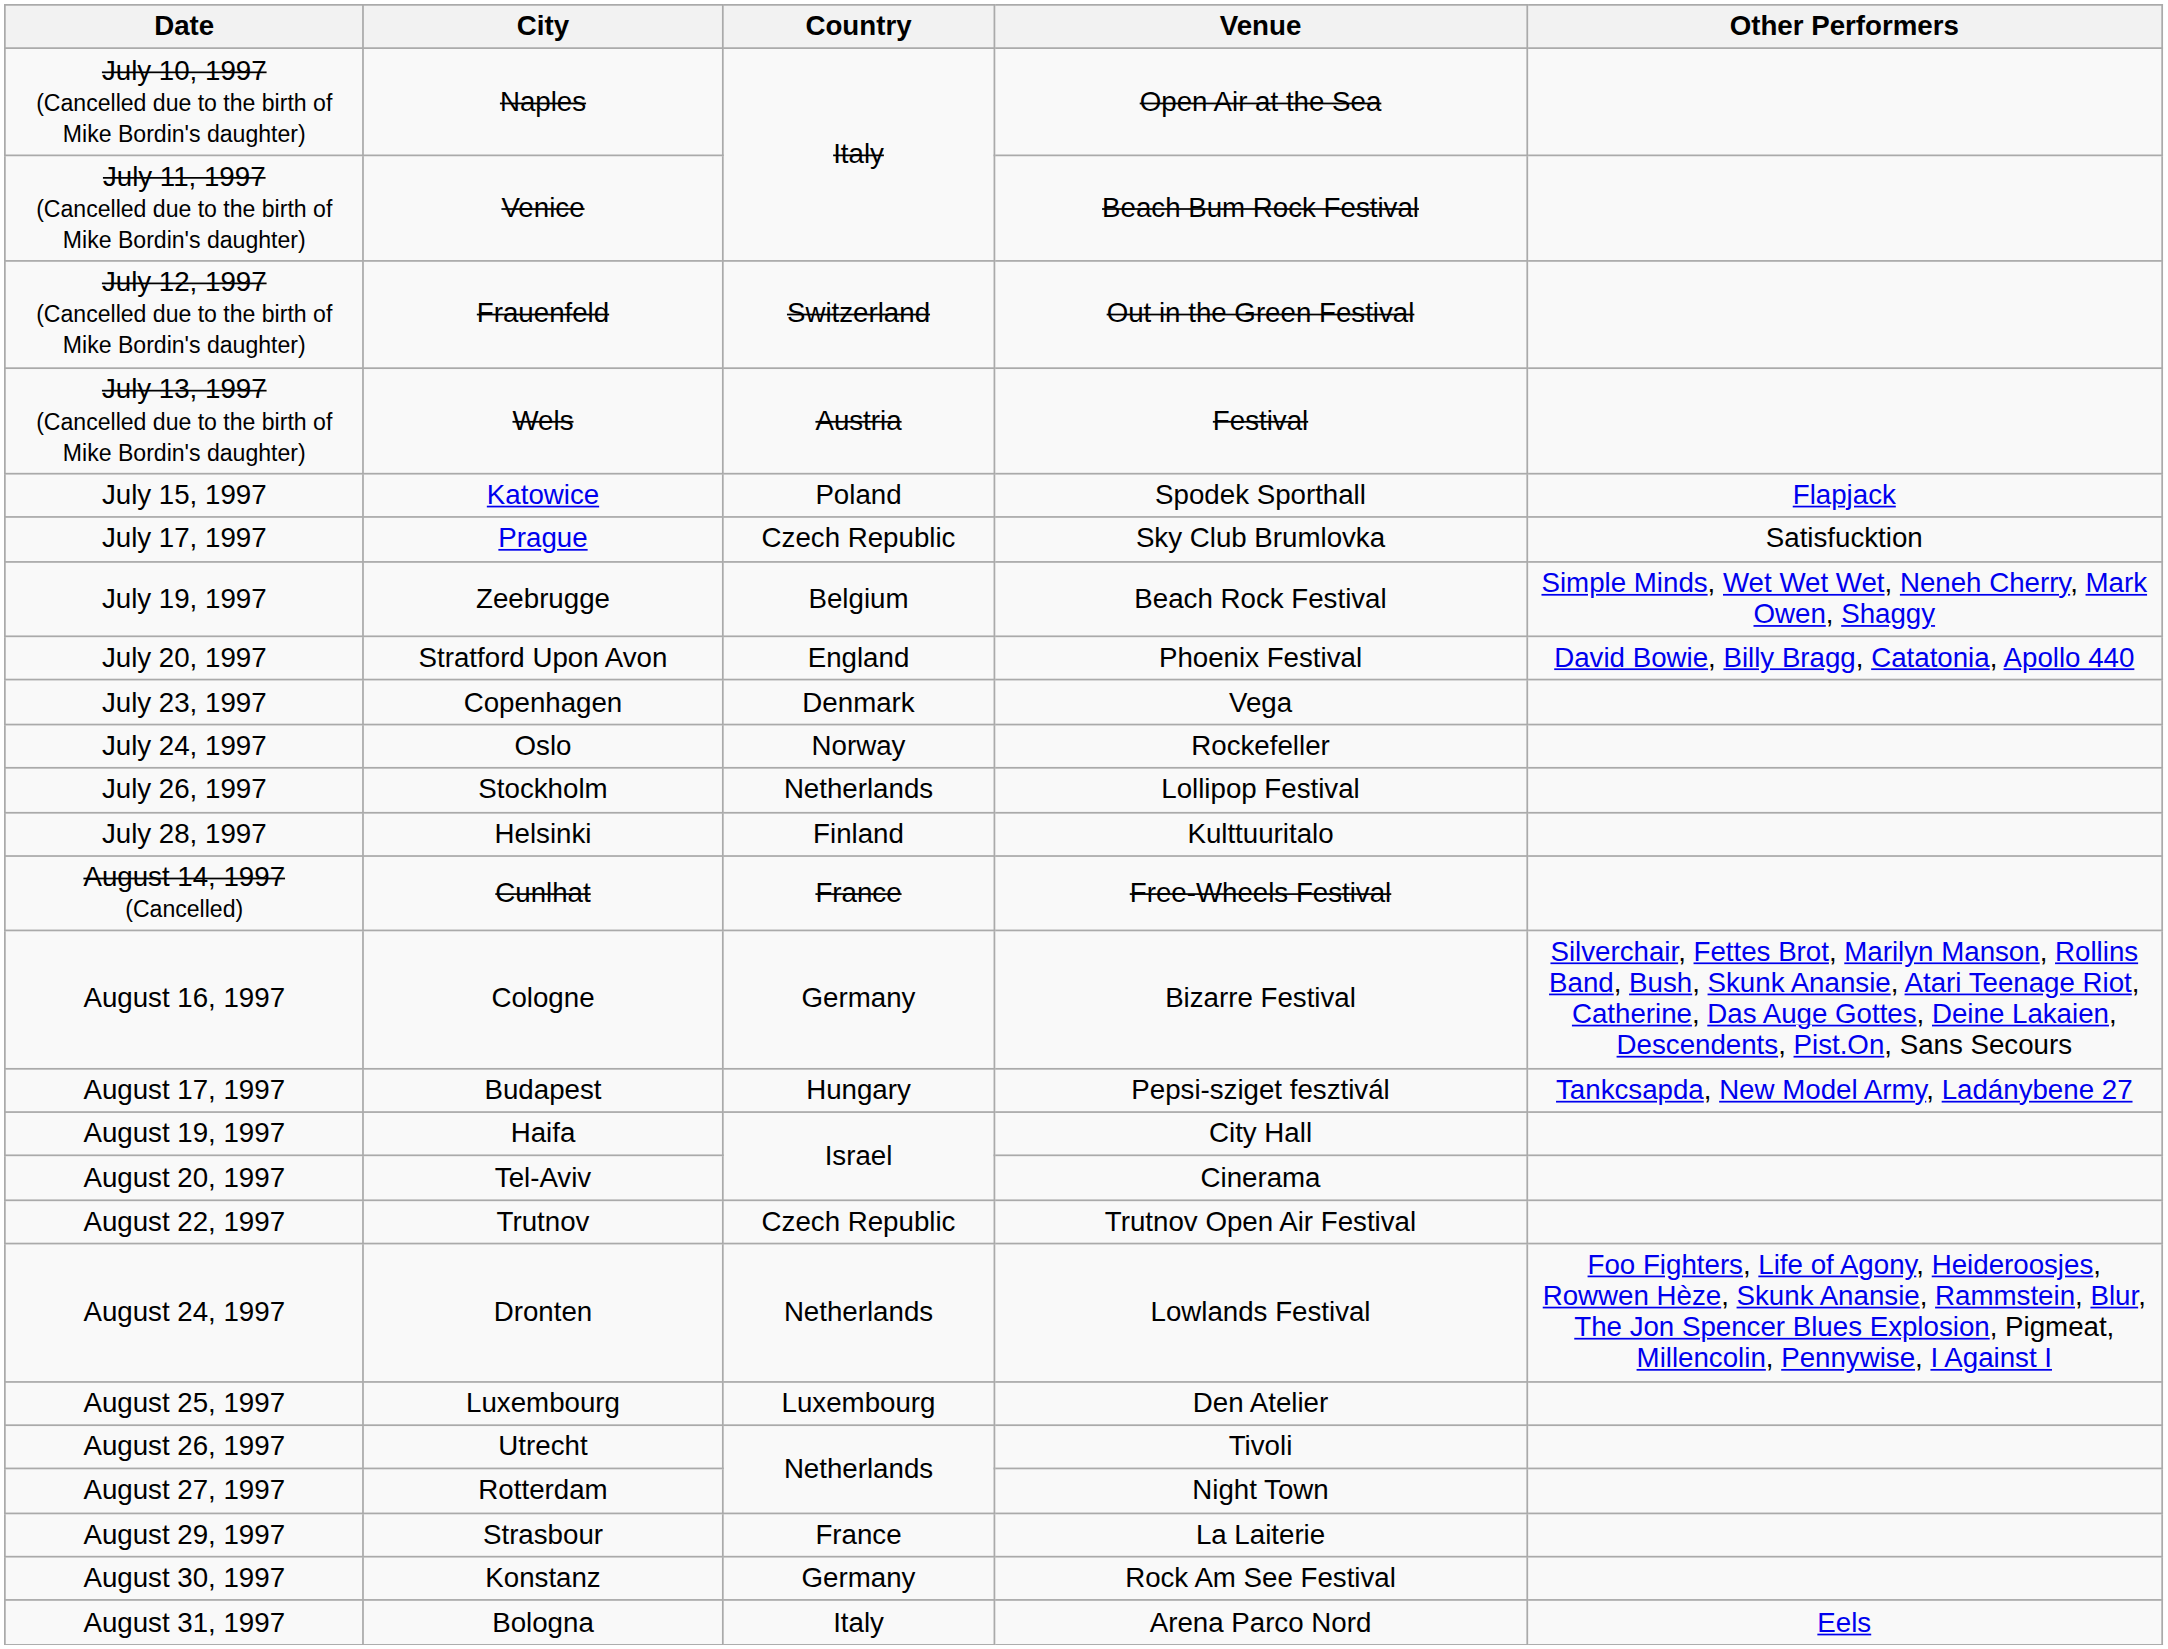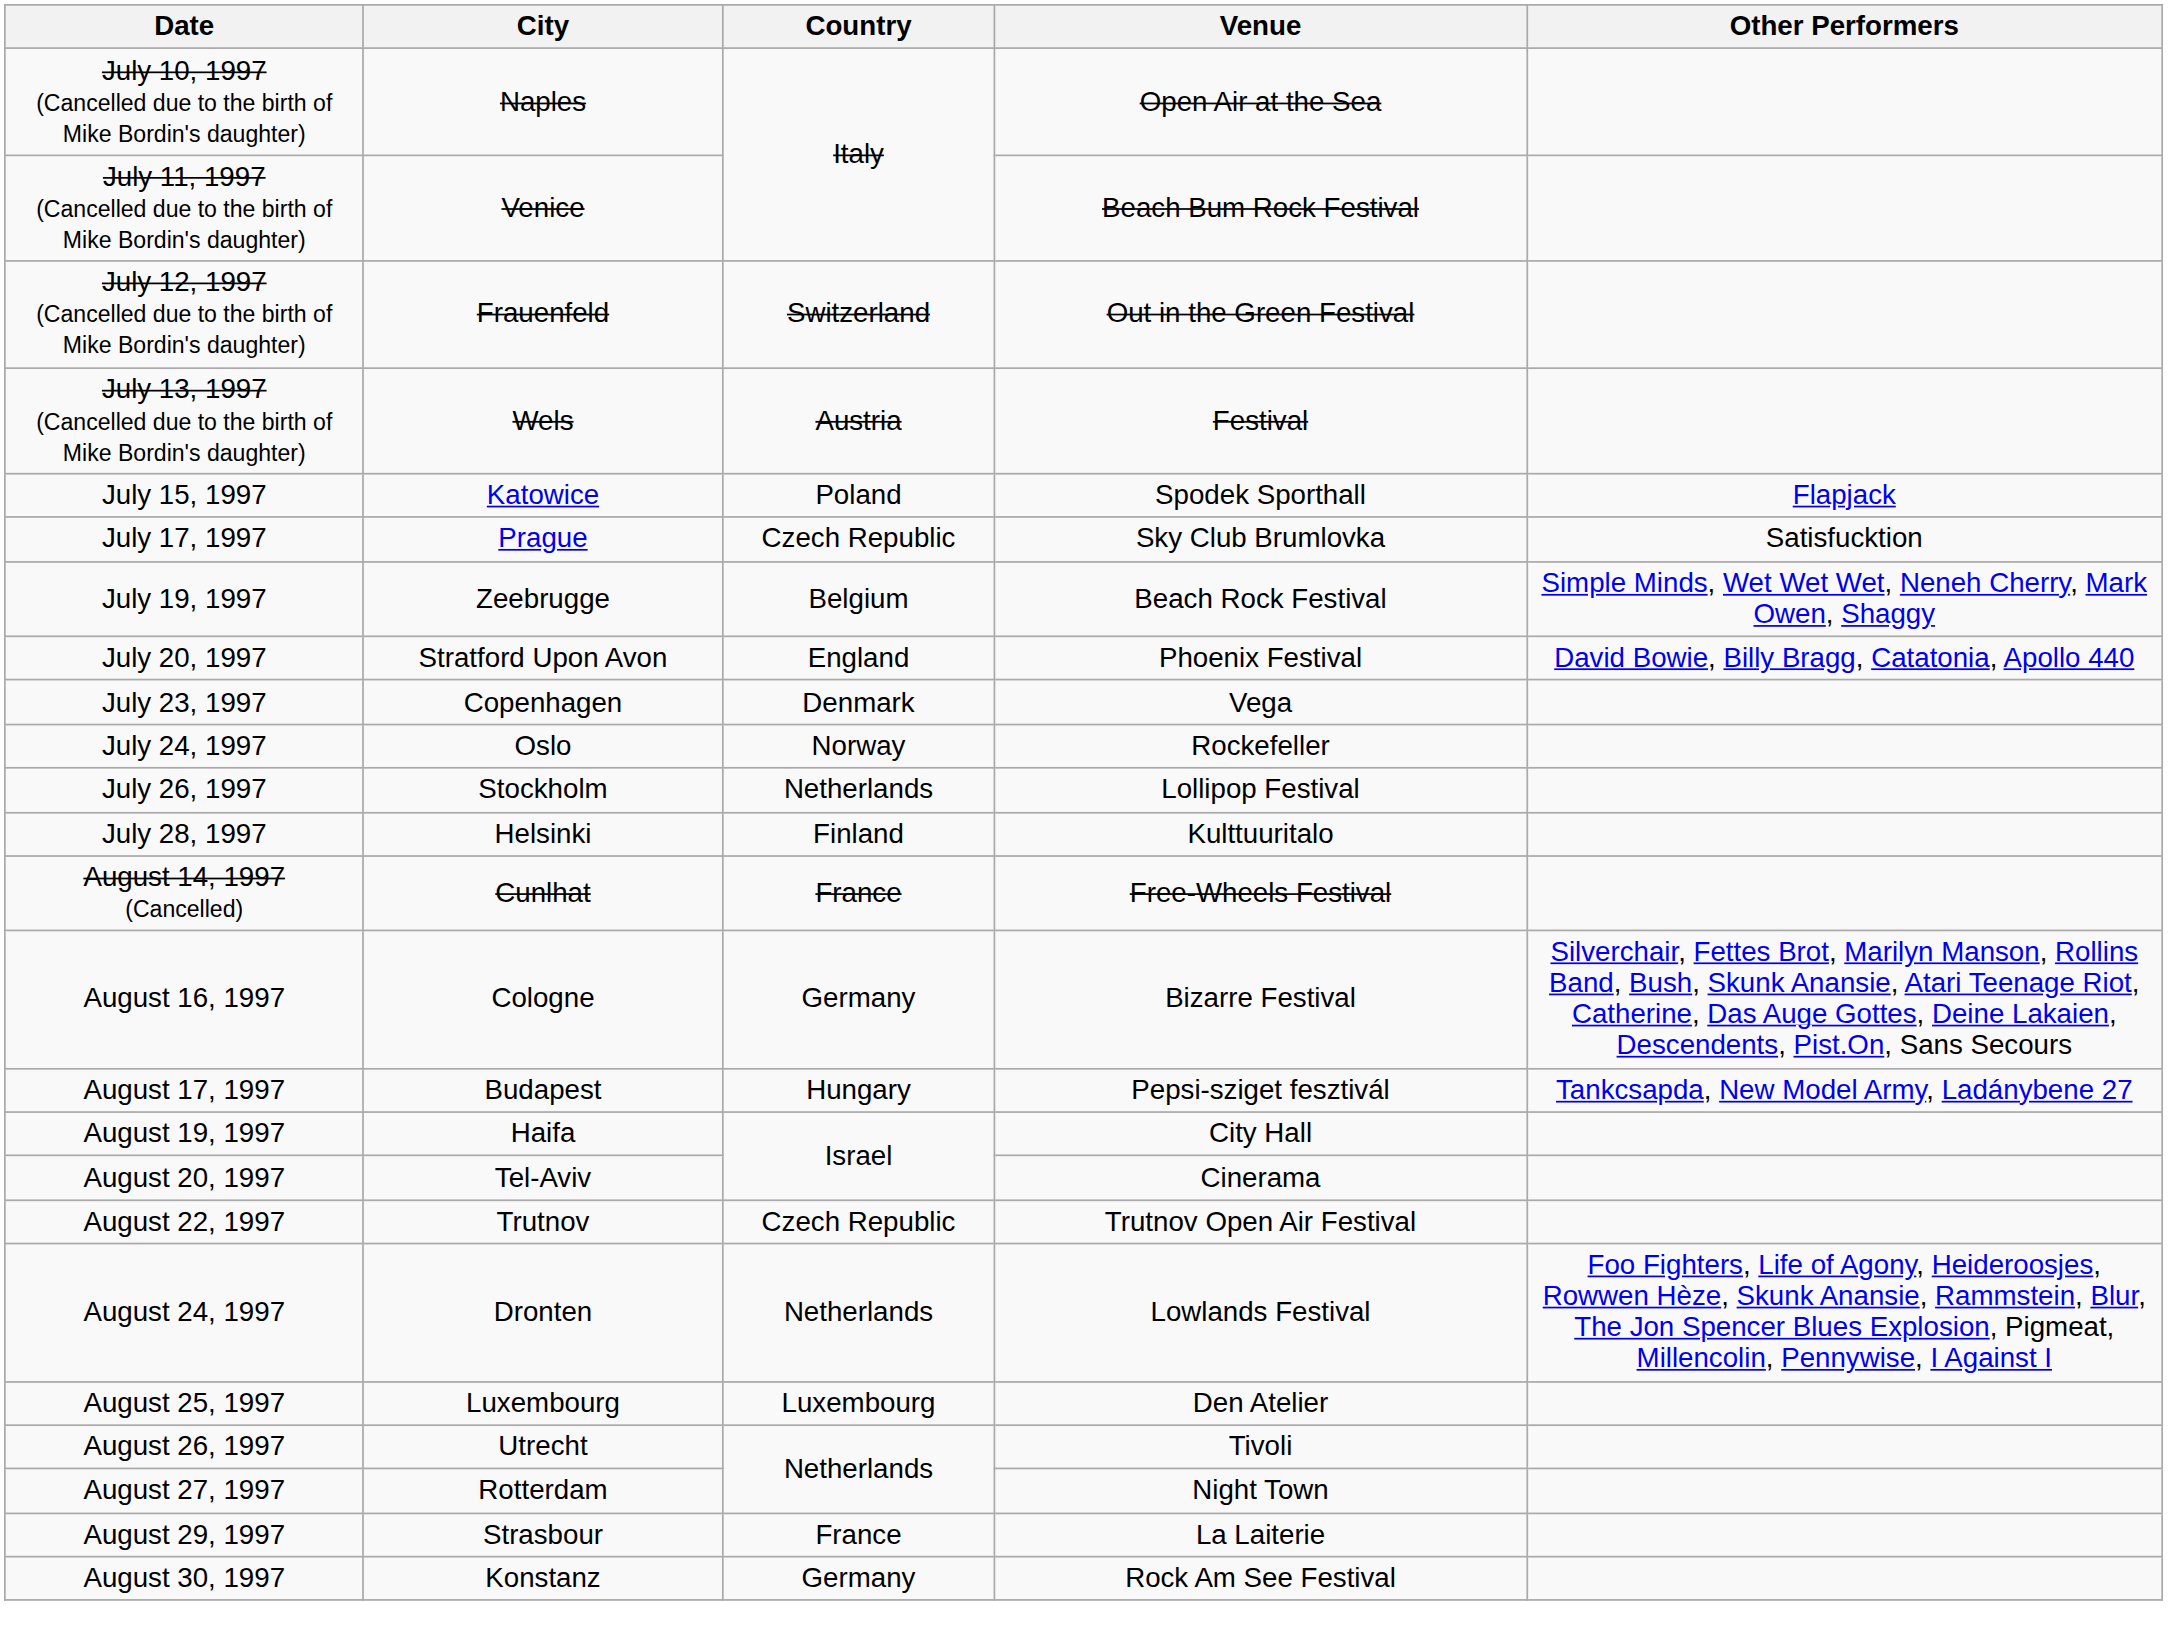- row: (184, 1622)
